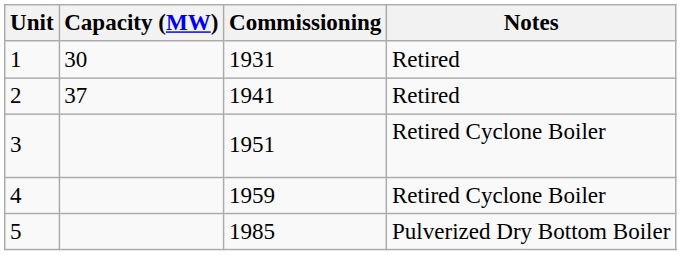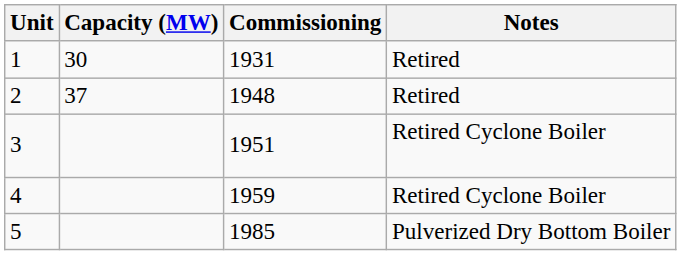(252, 95) 1941 -> (252, 95) 1948
